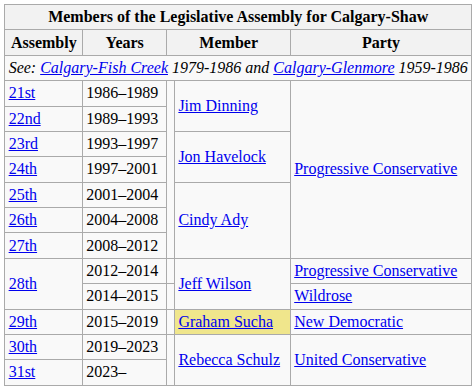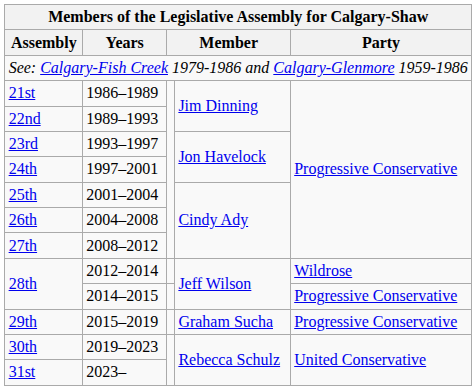(376, 270) Progressive Conservative -> (323, 270) Wildrose
(323, 296) Wildrose -> (376, 296) Progressive Conservative
(226, 321) khaki background -> (226, 321) no background
(349, 321) New Democratic -> (376, 321) Progressive Conservative
